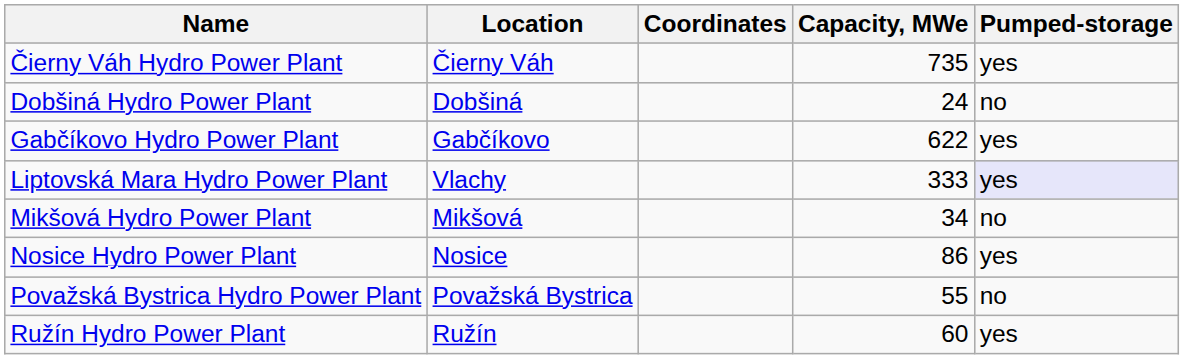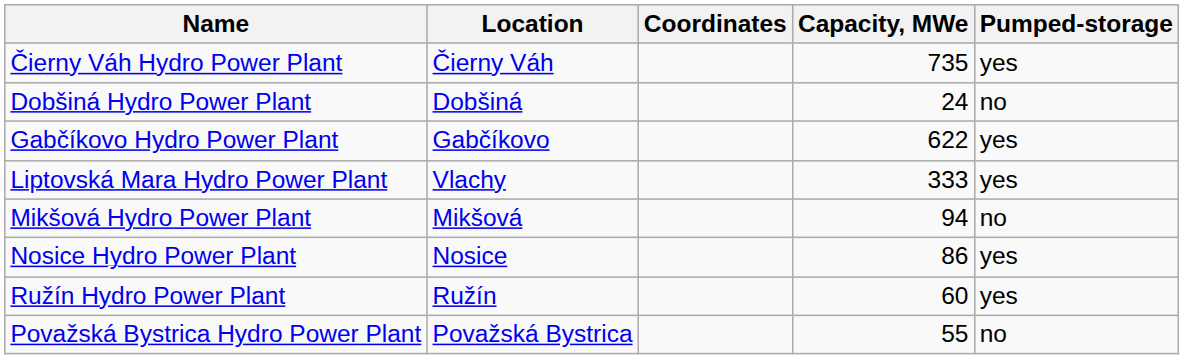(999, 179) lavender background -> (999, 179) no background
(955, 218) 34 -> (955, 218) 94
rows swapped: (216, 295) <-> (148, 334)
